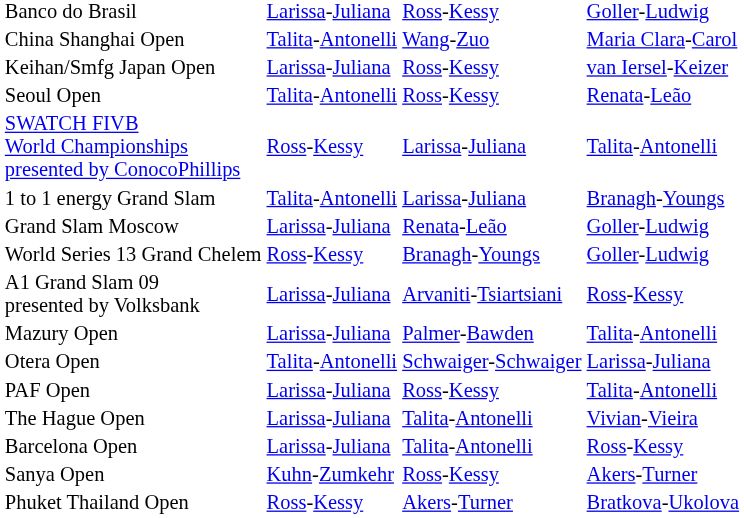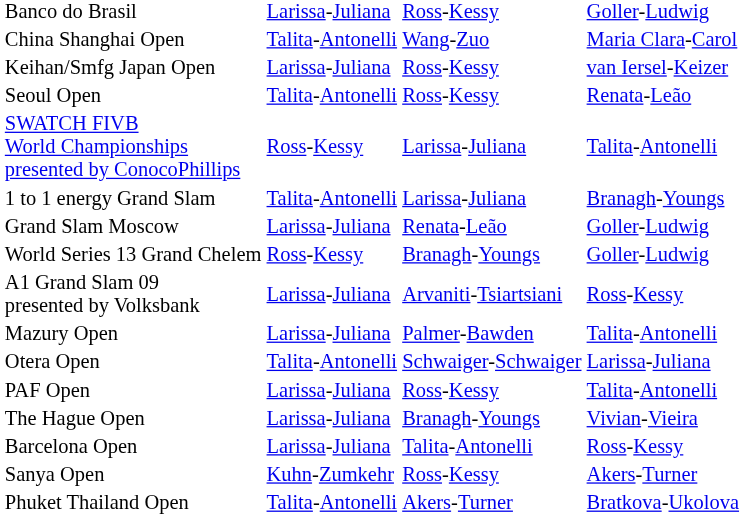(467, 418) Talita-Antonelli -> (471, 418) Branagh-Youngs
(315, 502) Ross-Kessy -> (332, 502) Talita-Antonelli
